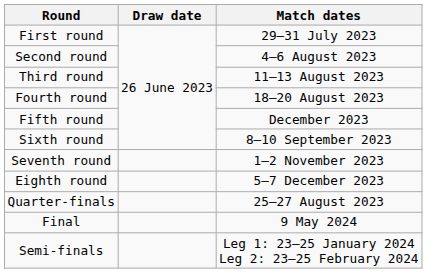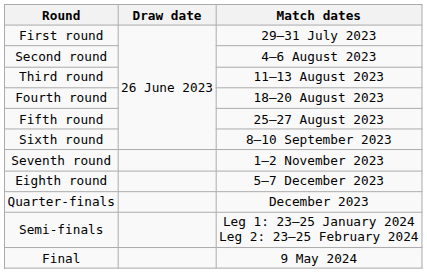(319, 119) December 2023 -> (319, 119) 25–27 August 2023
(319, 202) 25–27 August 2023 -> (319, 202) December 2023
rows swapped: (61, 251) <-> (61, 223)
